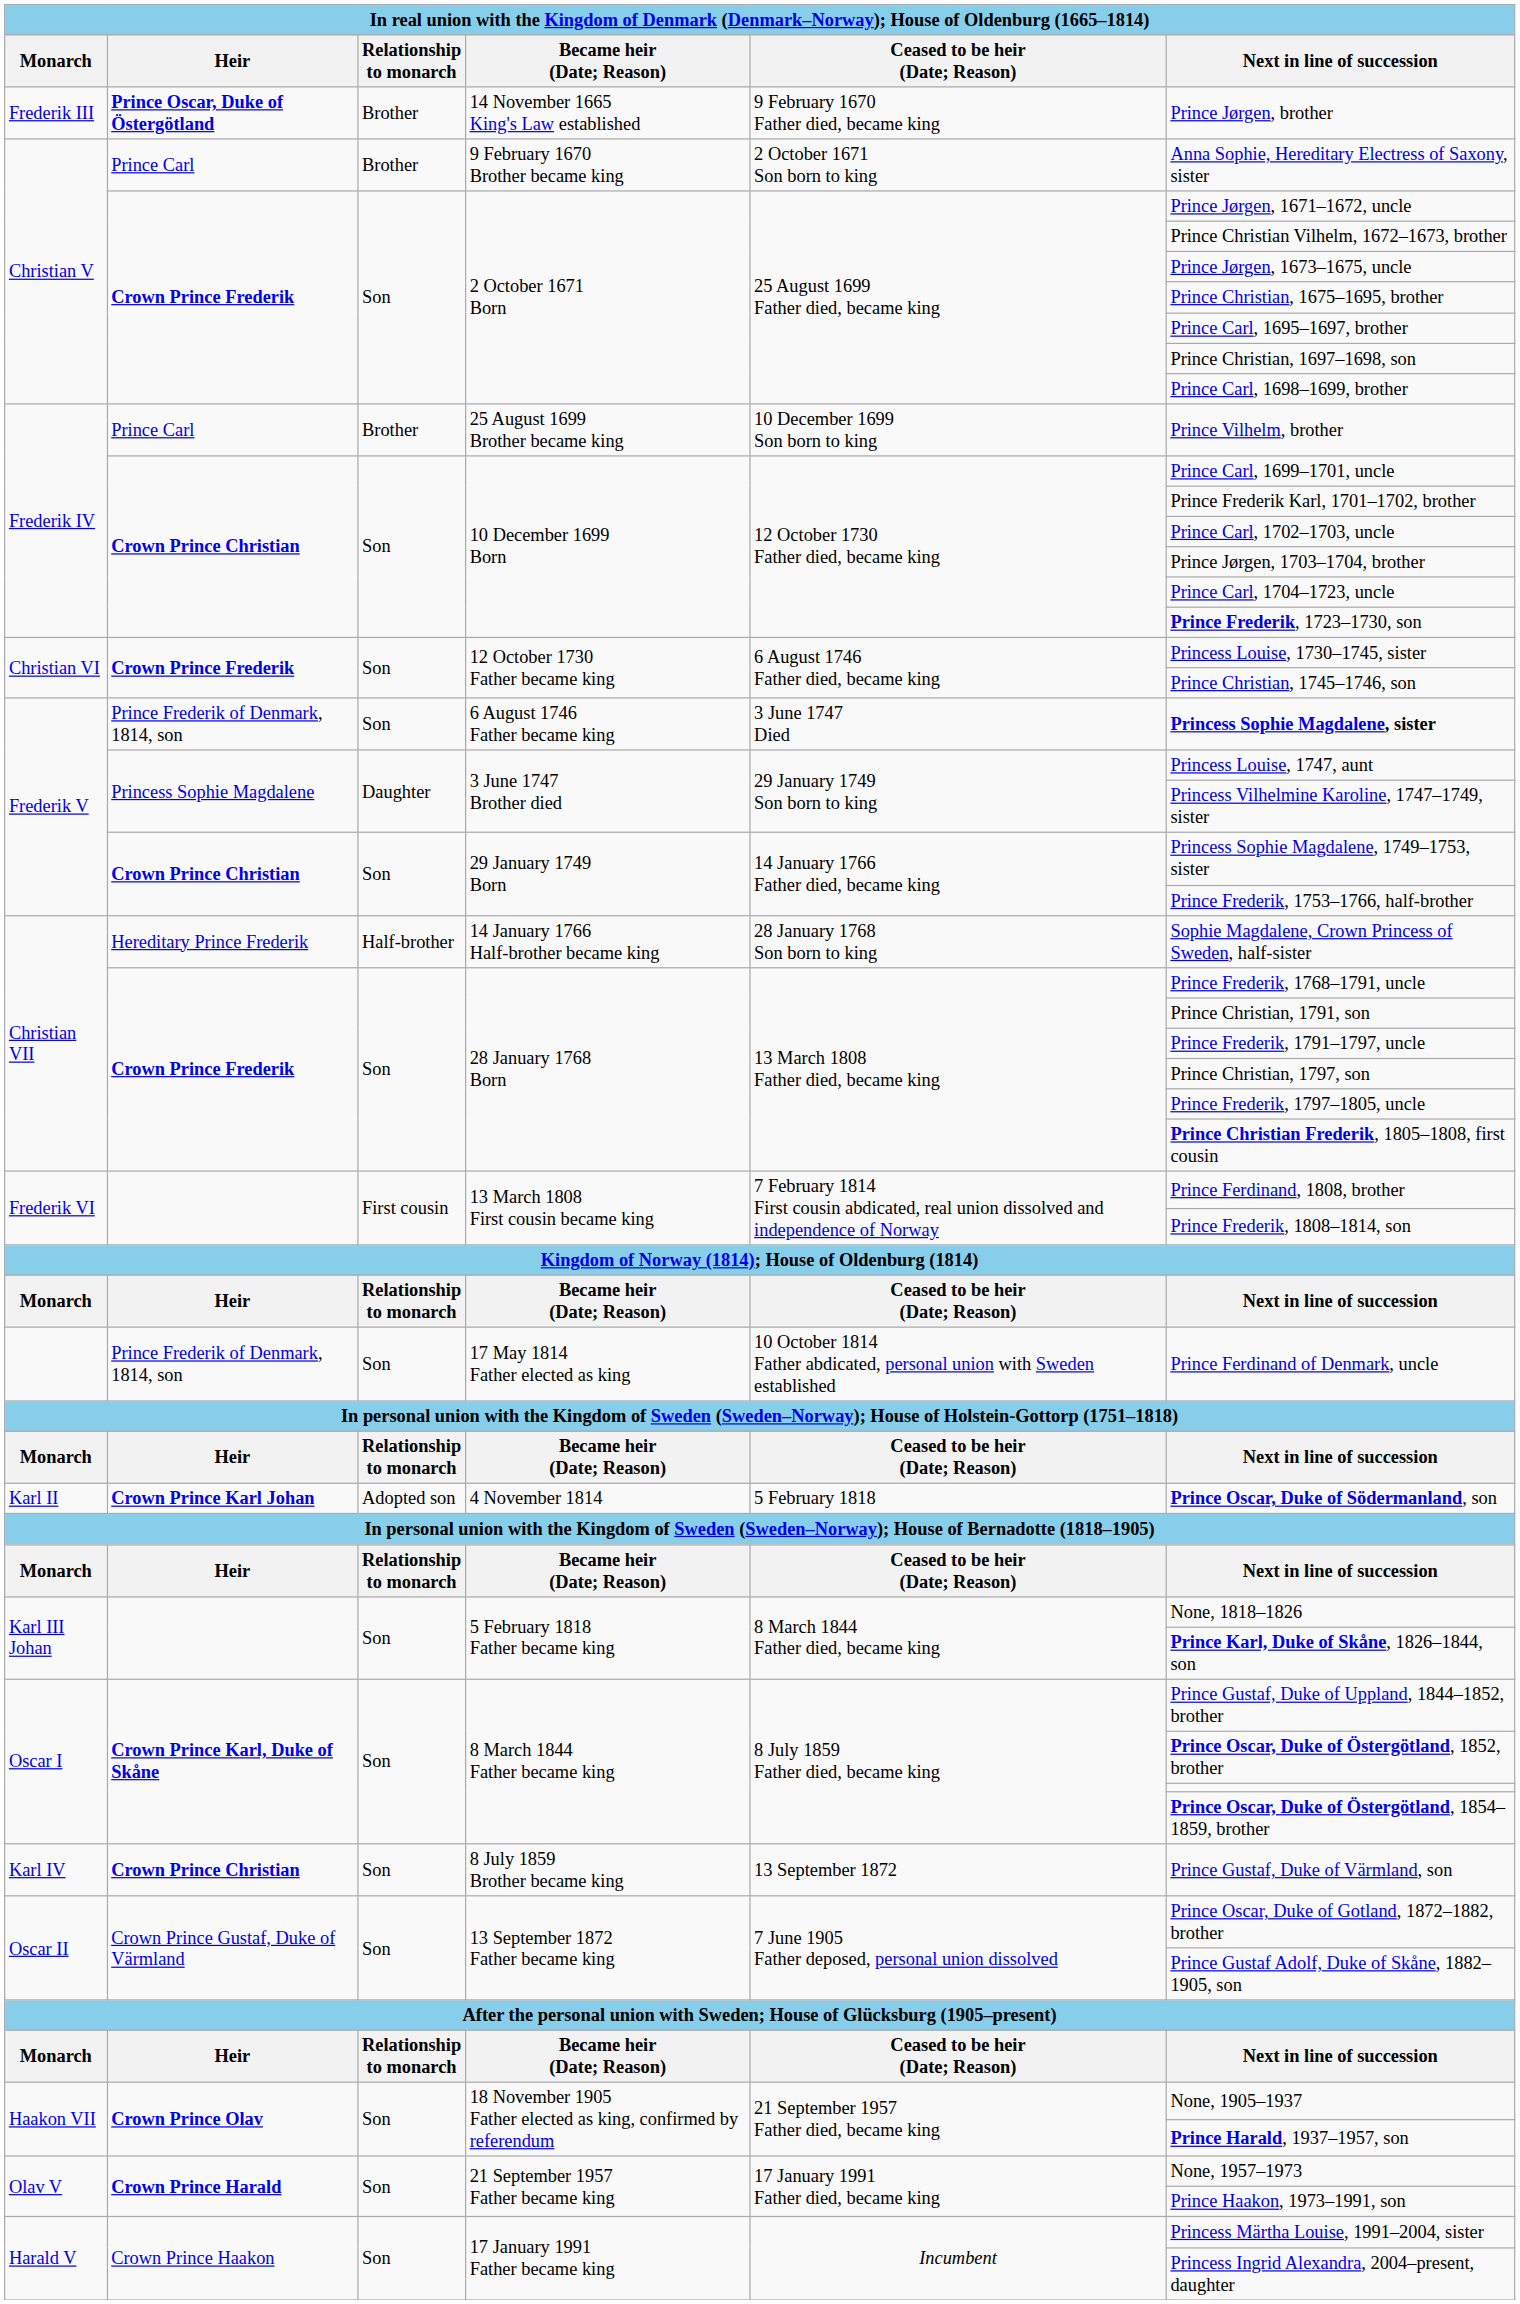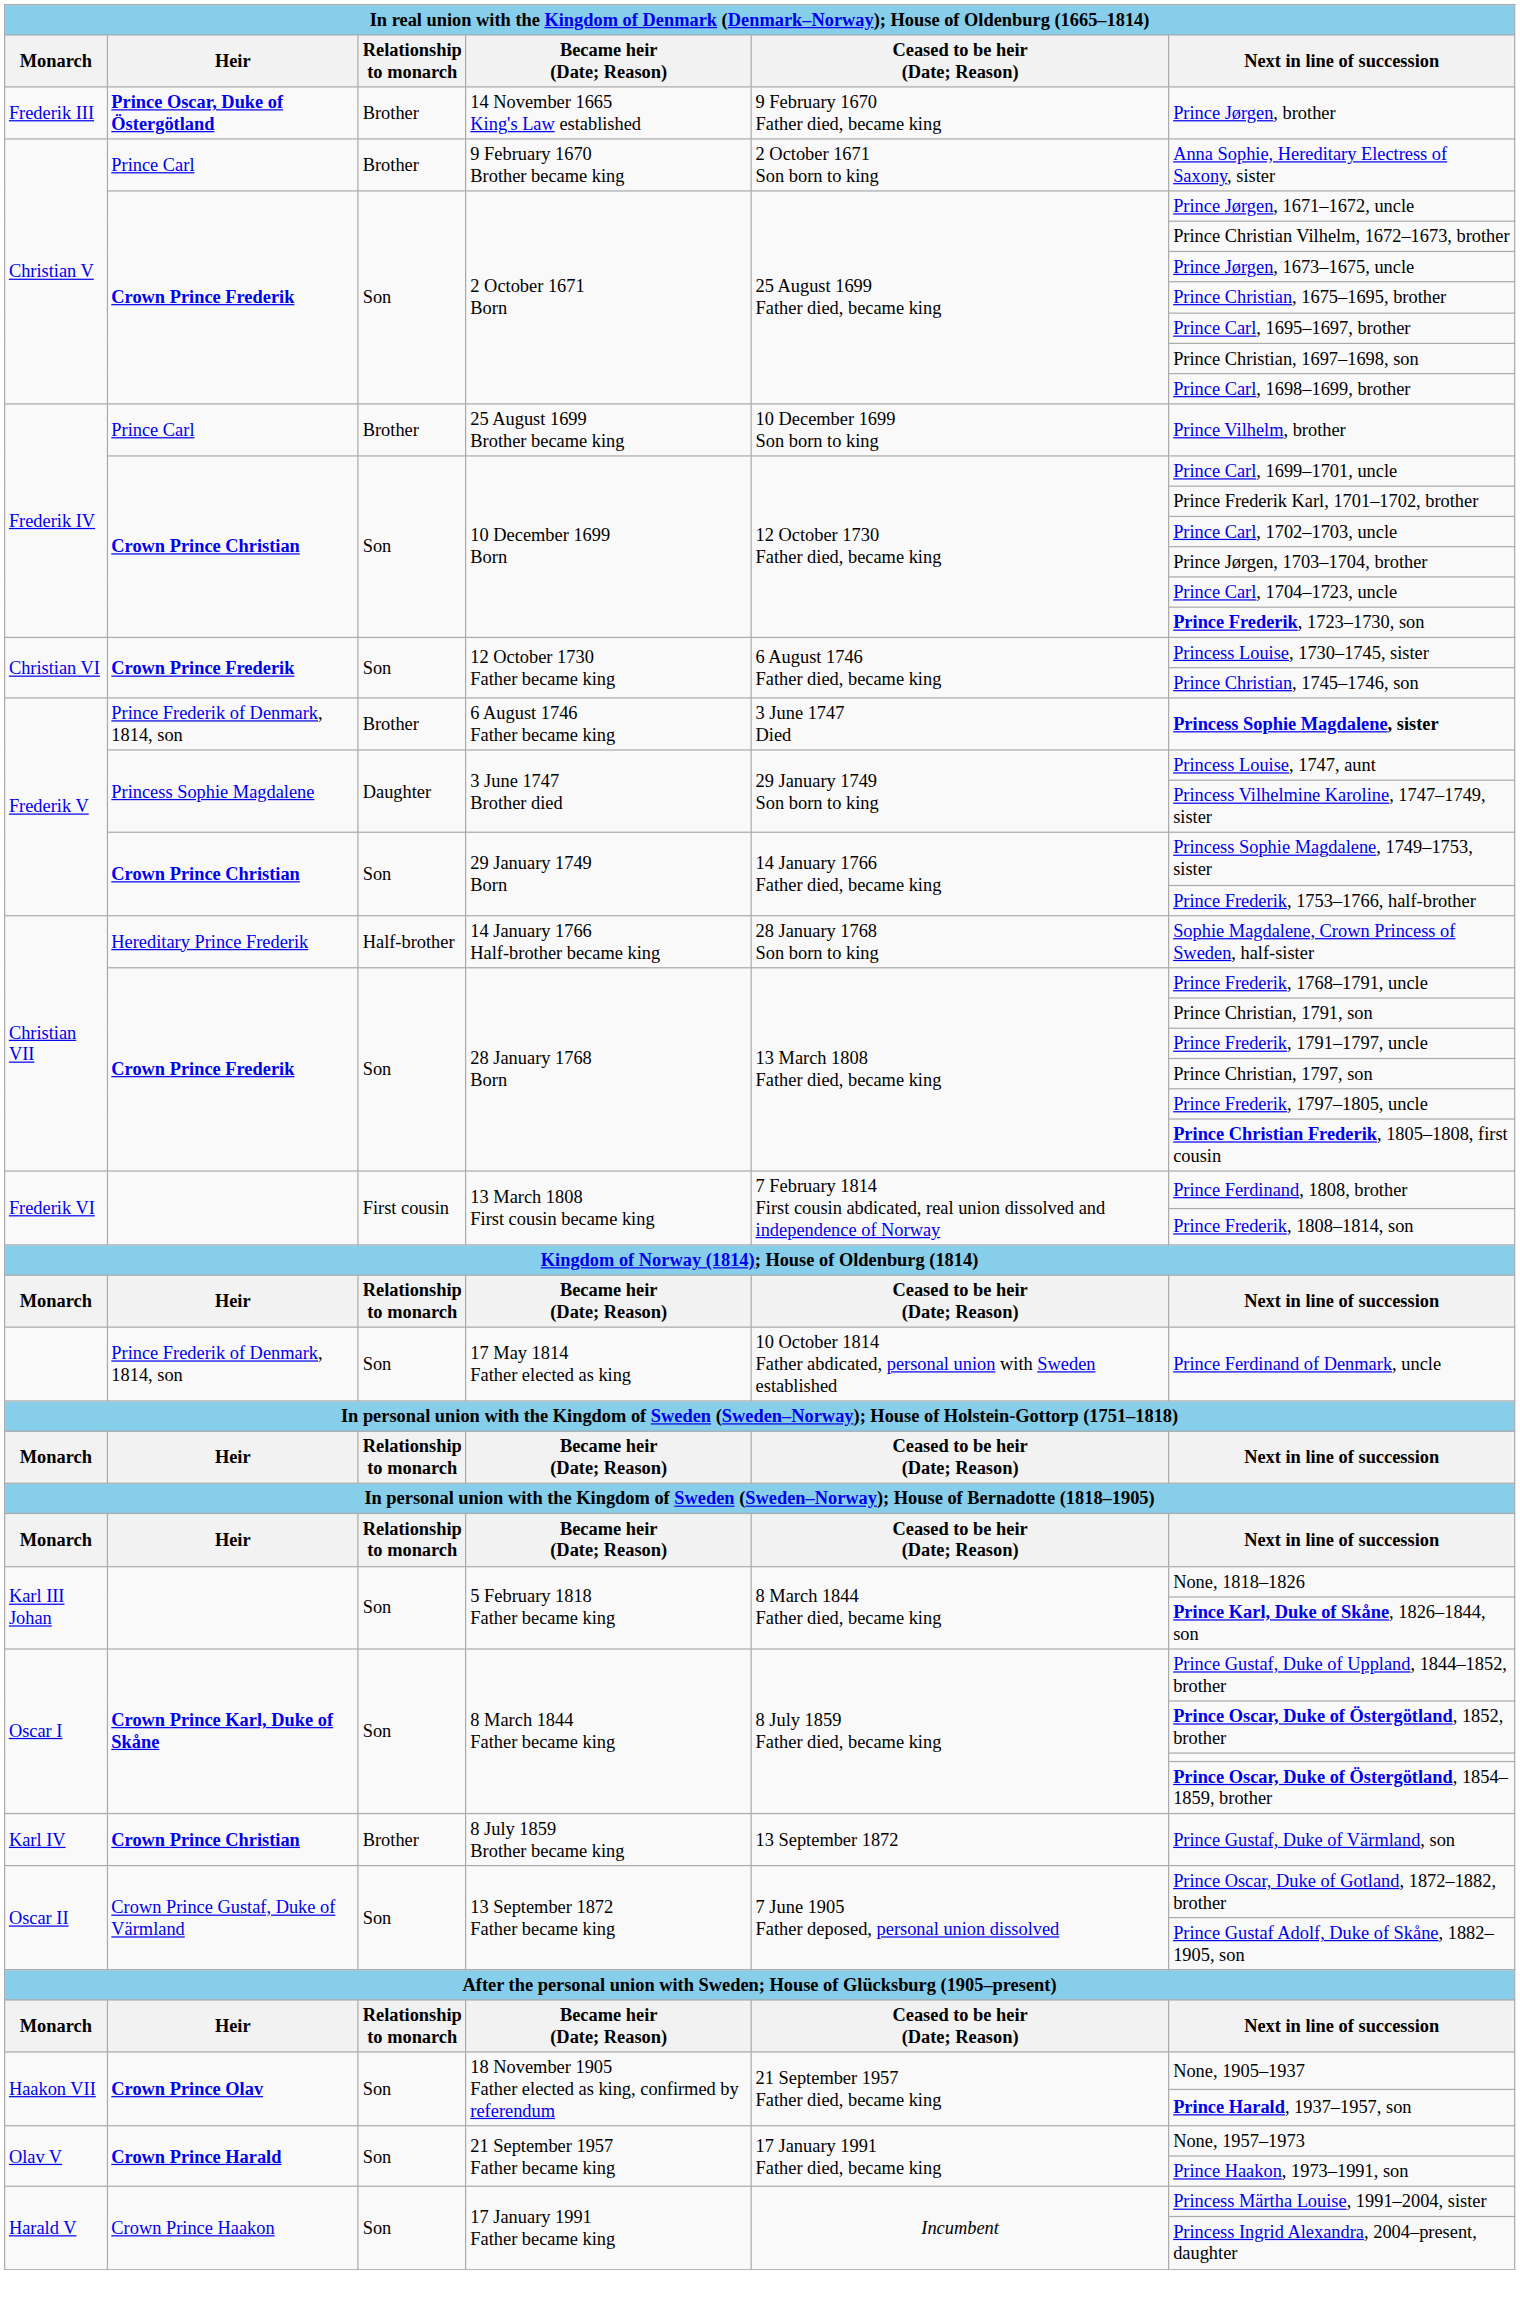(376, 724) Son -> (391, 724) Brother
- row: (34, 1498)
(376, 1869) Son -> (391, 1839) Brother
